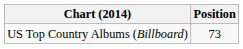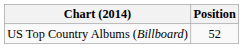(215, 33) 73 -> (215, 33) 52
